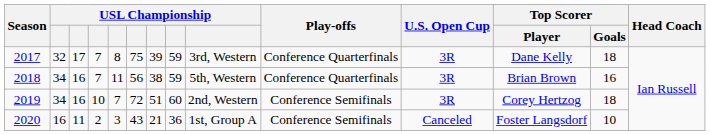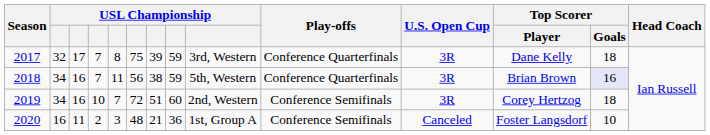(610, 78) no background -> (610, 78) lavender background
(136, 120) 43 -> (136, 120) 48
